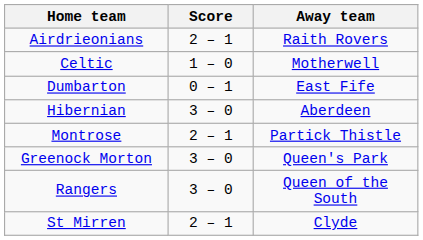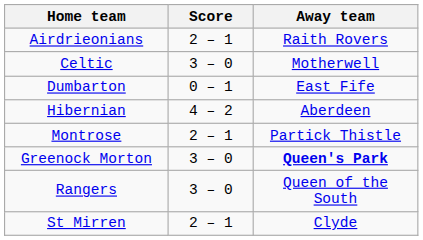(211, 64) 1 – 0 -> (211, 64) 3 – 0
(211, 111) 3 – 0 -> (211, 111) 4 – 2
(335, 159) normal -> (335, 159) bold
